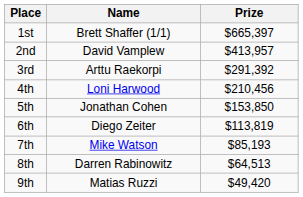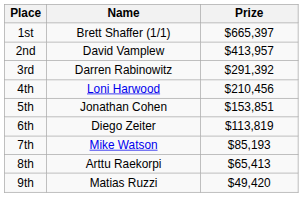(124, 70) Arttu Raekorpi -> (124, 70) Darren Rabinowitz
(249, 107) $153,850 -> (249, 107) $153,851
(124, 164) Darren Rabinowitz -> (124, 164) Arttu Raekorpi
(249, 164) $64,513 -> (249, 164) $65,413
